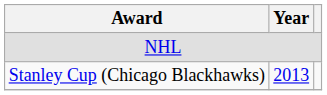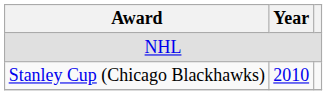(291, 75) 2013 -> (291, 75) 2010
